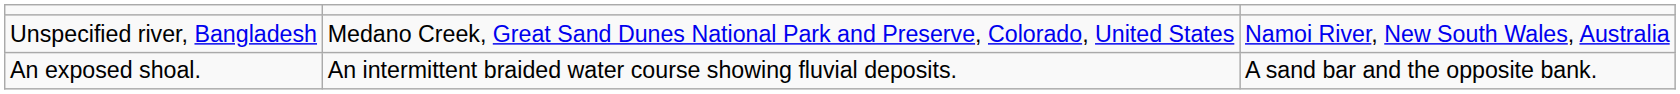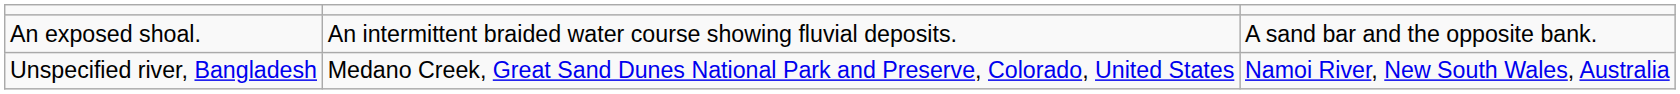rows swapped: (106, 70) <-> (164, 33)
